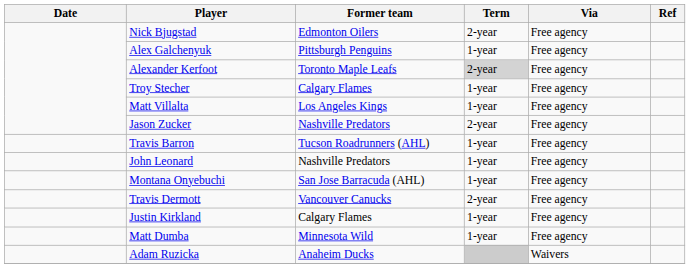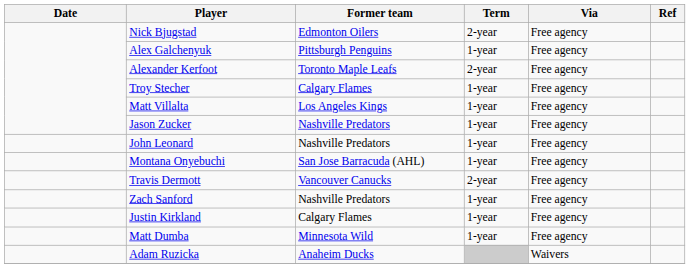(482, 69) lightgrey background -> (482, 69) no background
(482, 124) 2-year -> (482, 124) 1-year
- row: (162, 143)
+ row: (161, 198)
